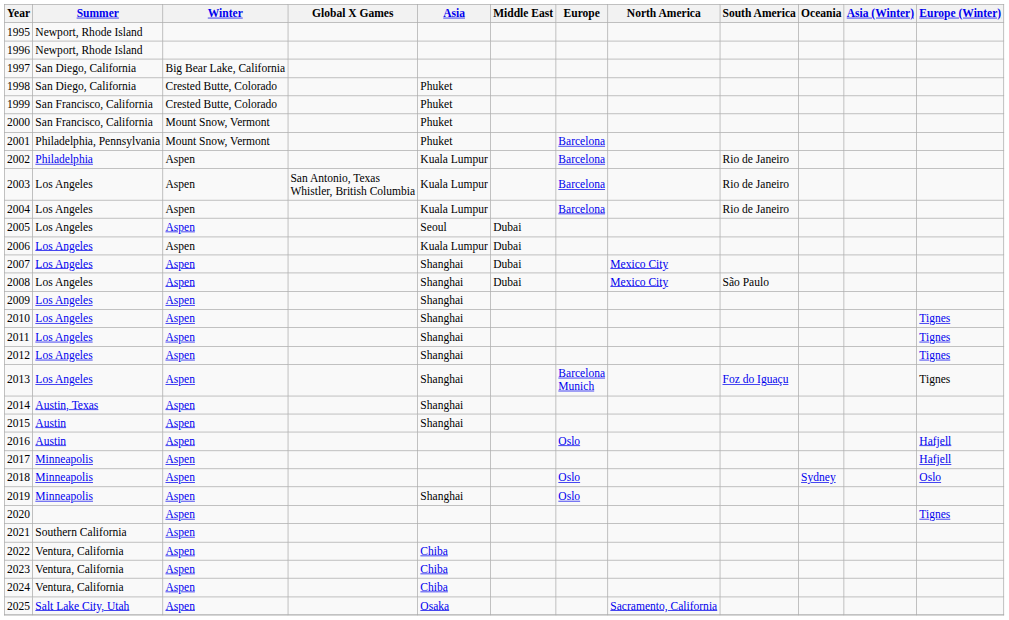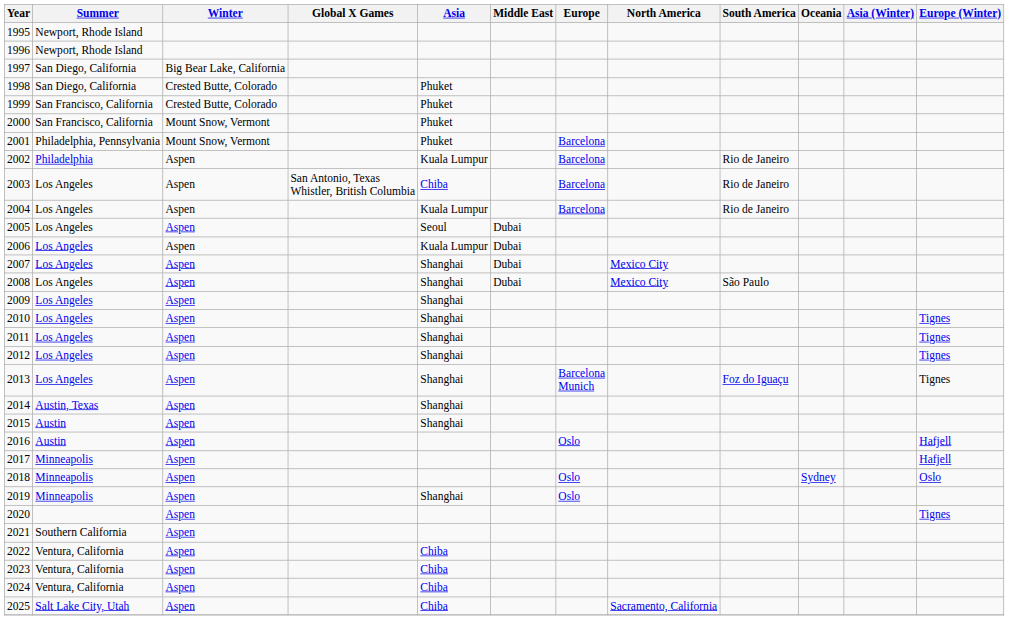(454, 184) Kuala Lumpur -> (434, 184) Chiba
(435, 605) Osaka -> (434, 605) Chiba
